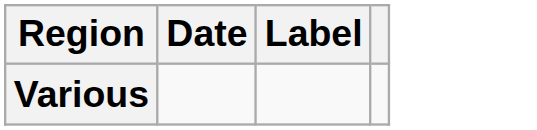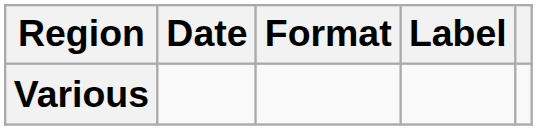+ column: (328, 34)
